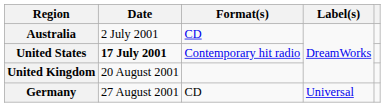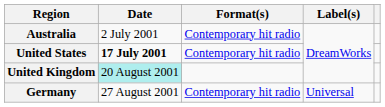(193, 33) CD -> (242, 33) Contemporary hit radio
(140, 72) no background -> (140, 72) paleturquoise background
(193, 92) CD -> (242, 92) Contemporary hit radio
